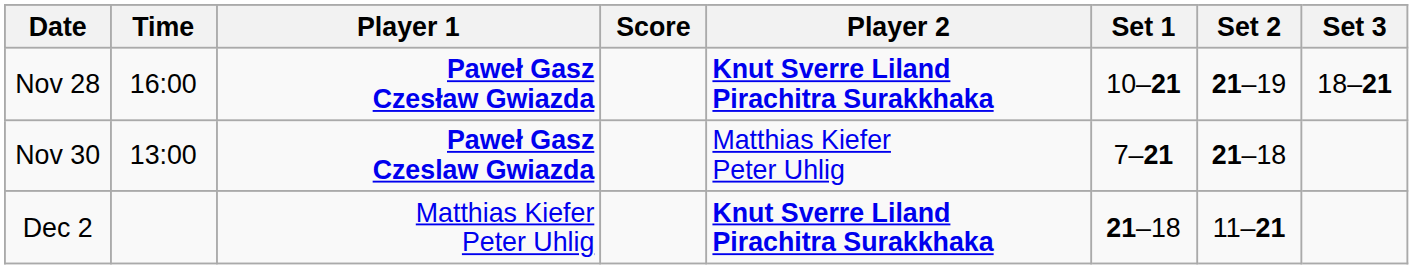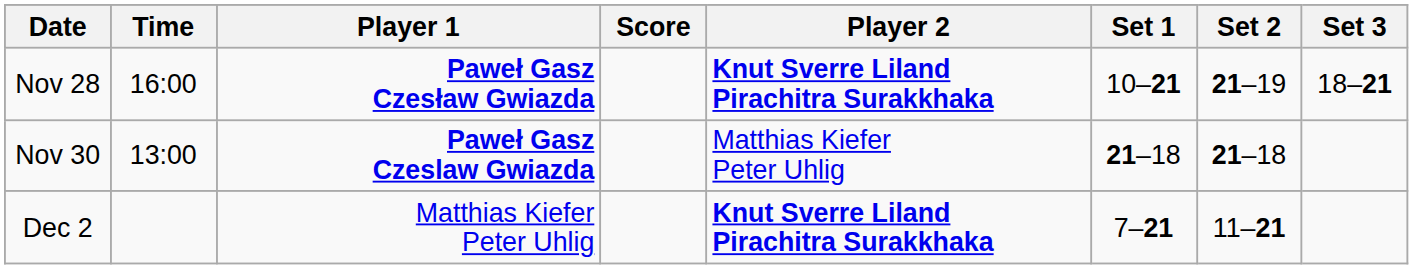(1143, 156) 7–21 -> (1143, 156) 21–18
(1143, 228) 21–18 -> (1143, 228) 7–21
